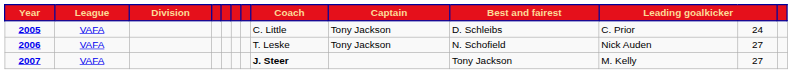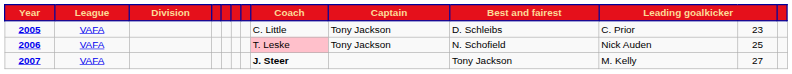(757, 29) 24 -> (757, 29) 23
(271, 45) no background -> (271, 45) pink background
(757, 45) 27 -> (757, 45) 25
